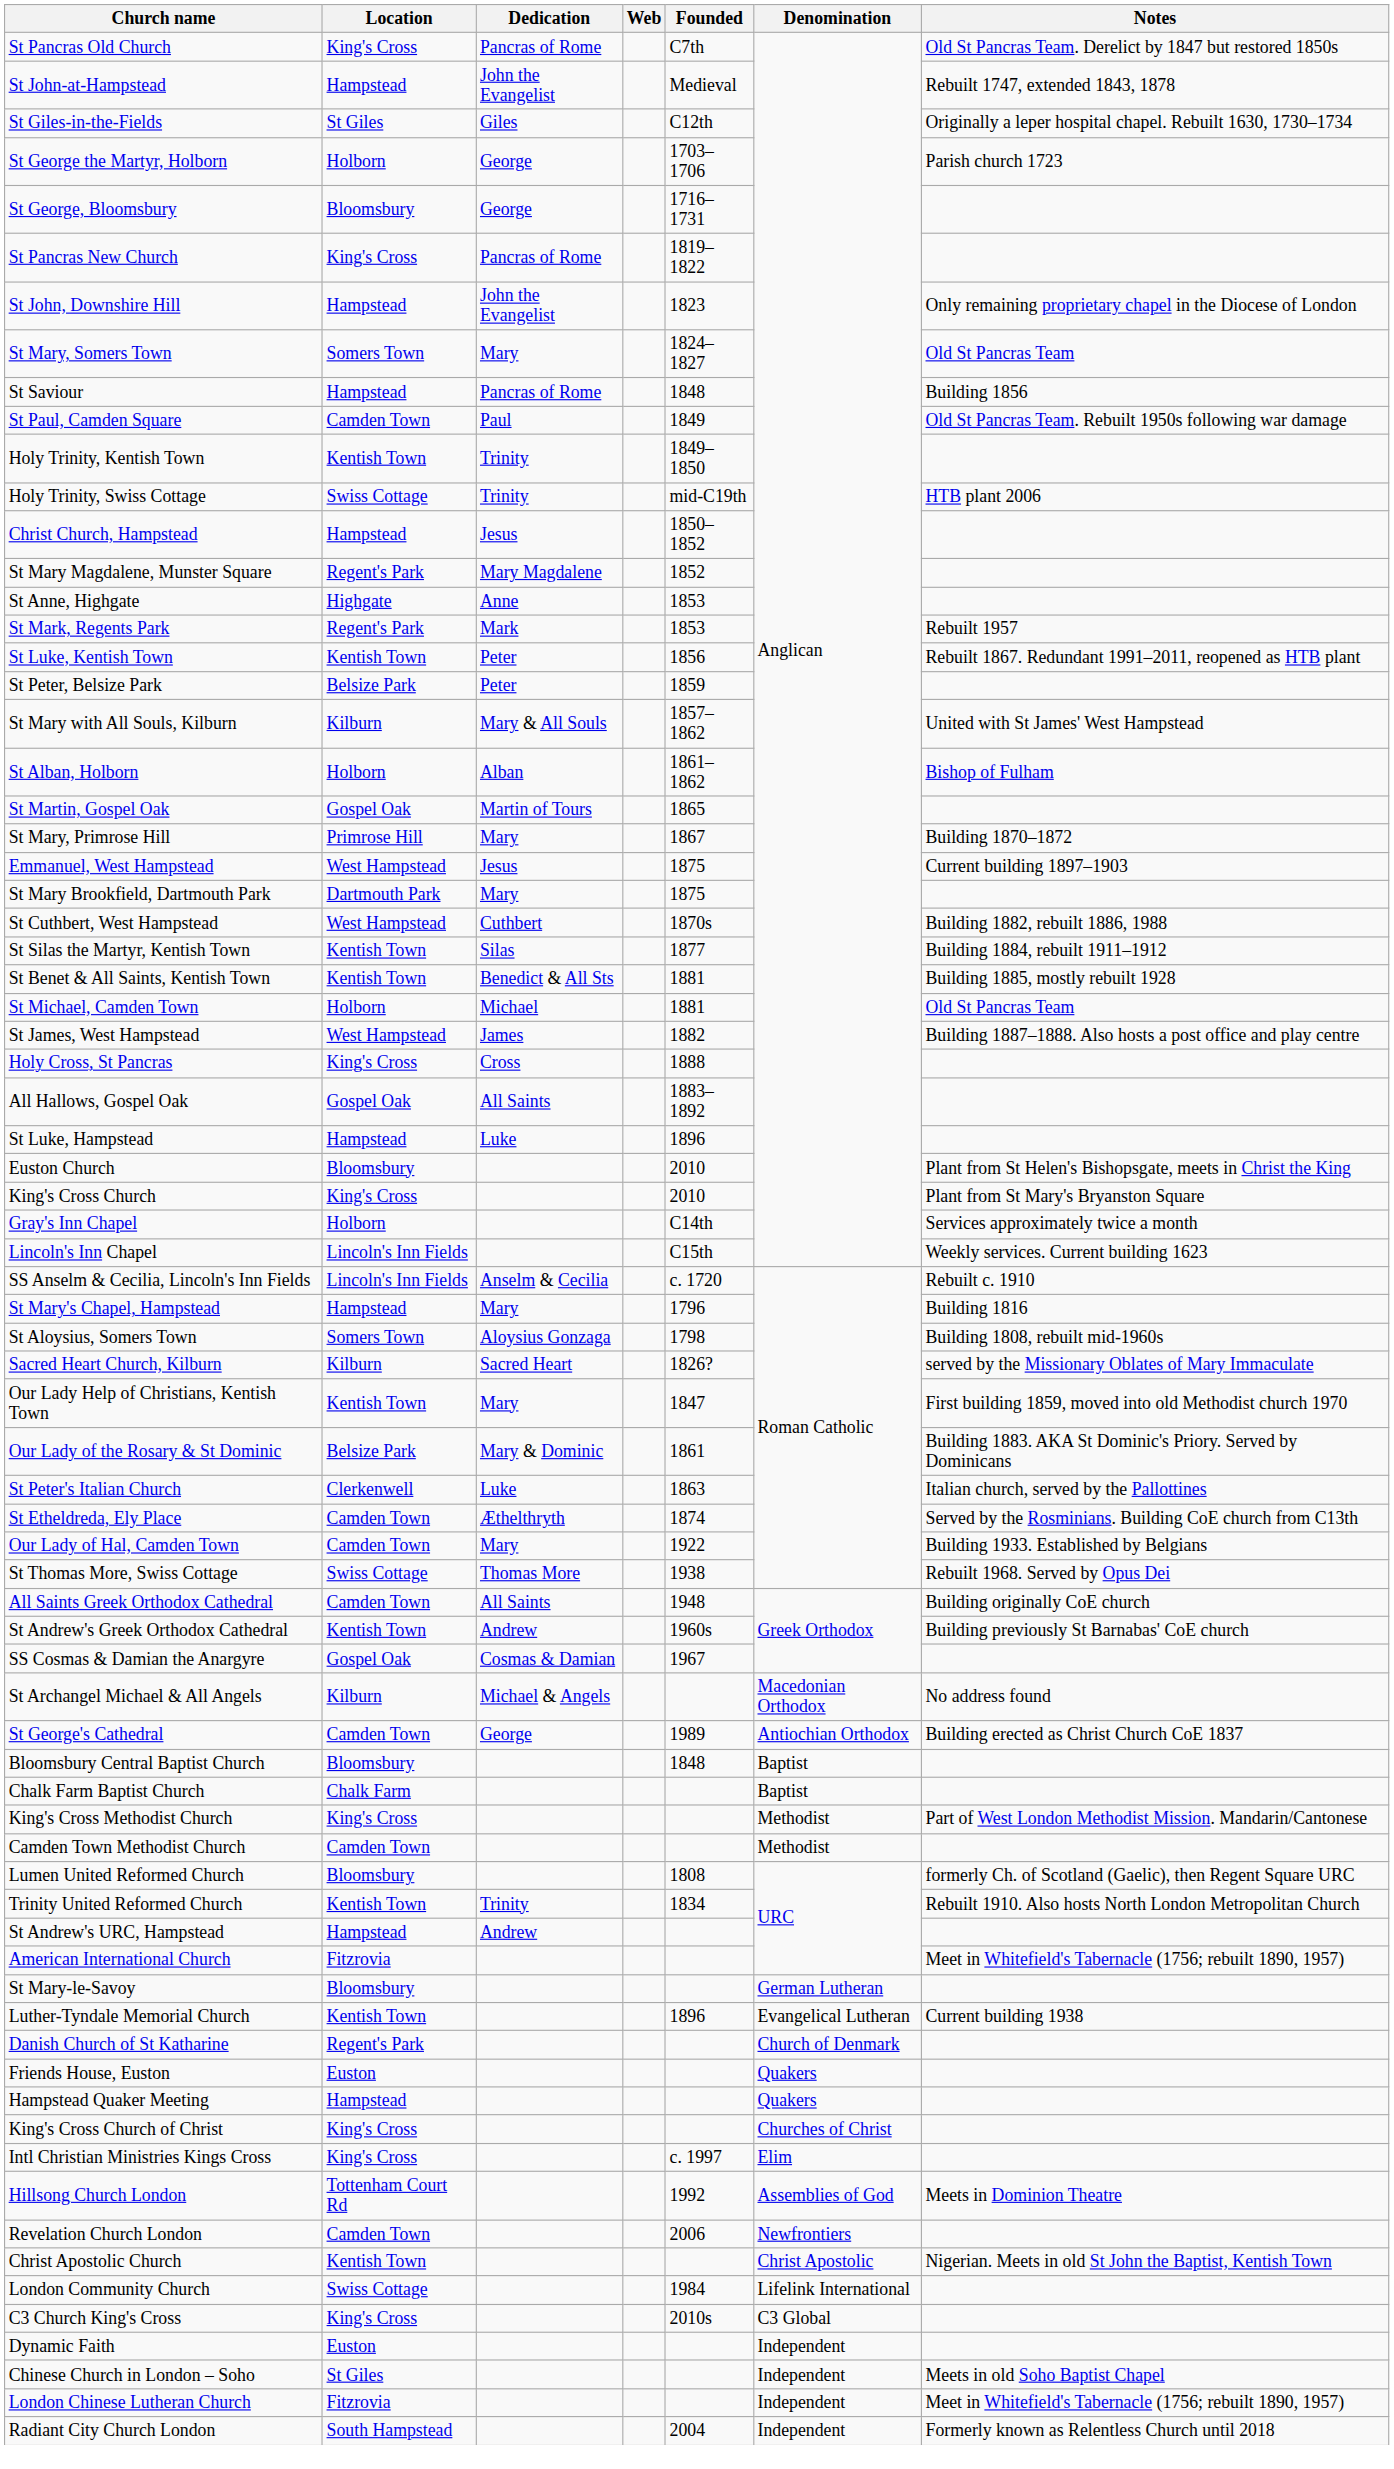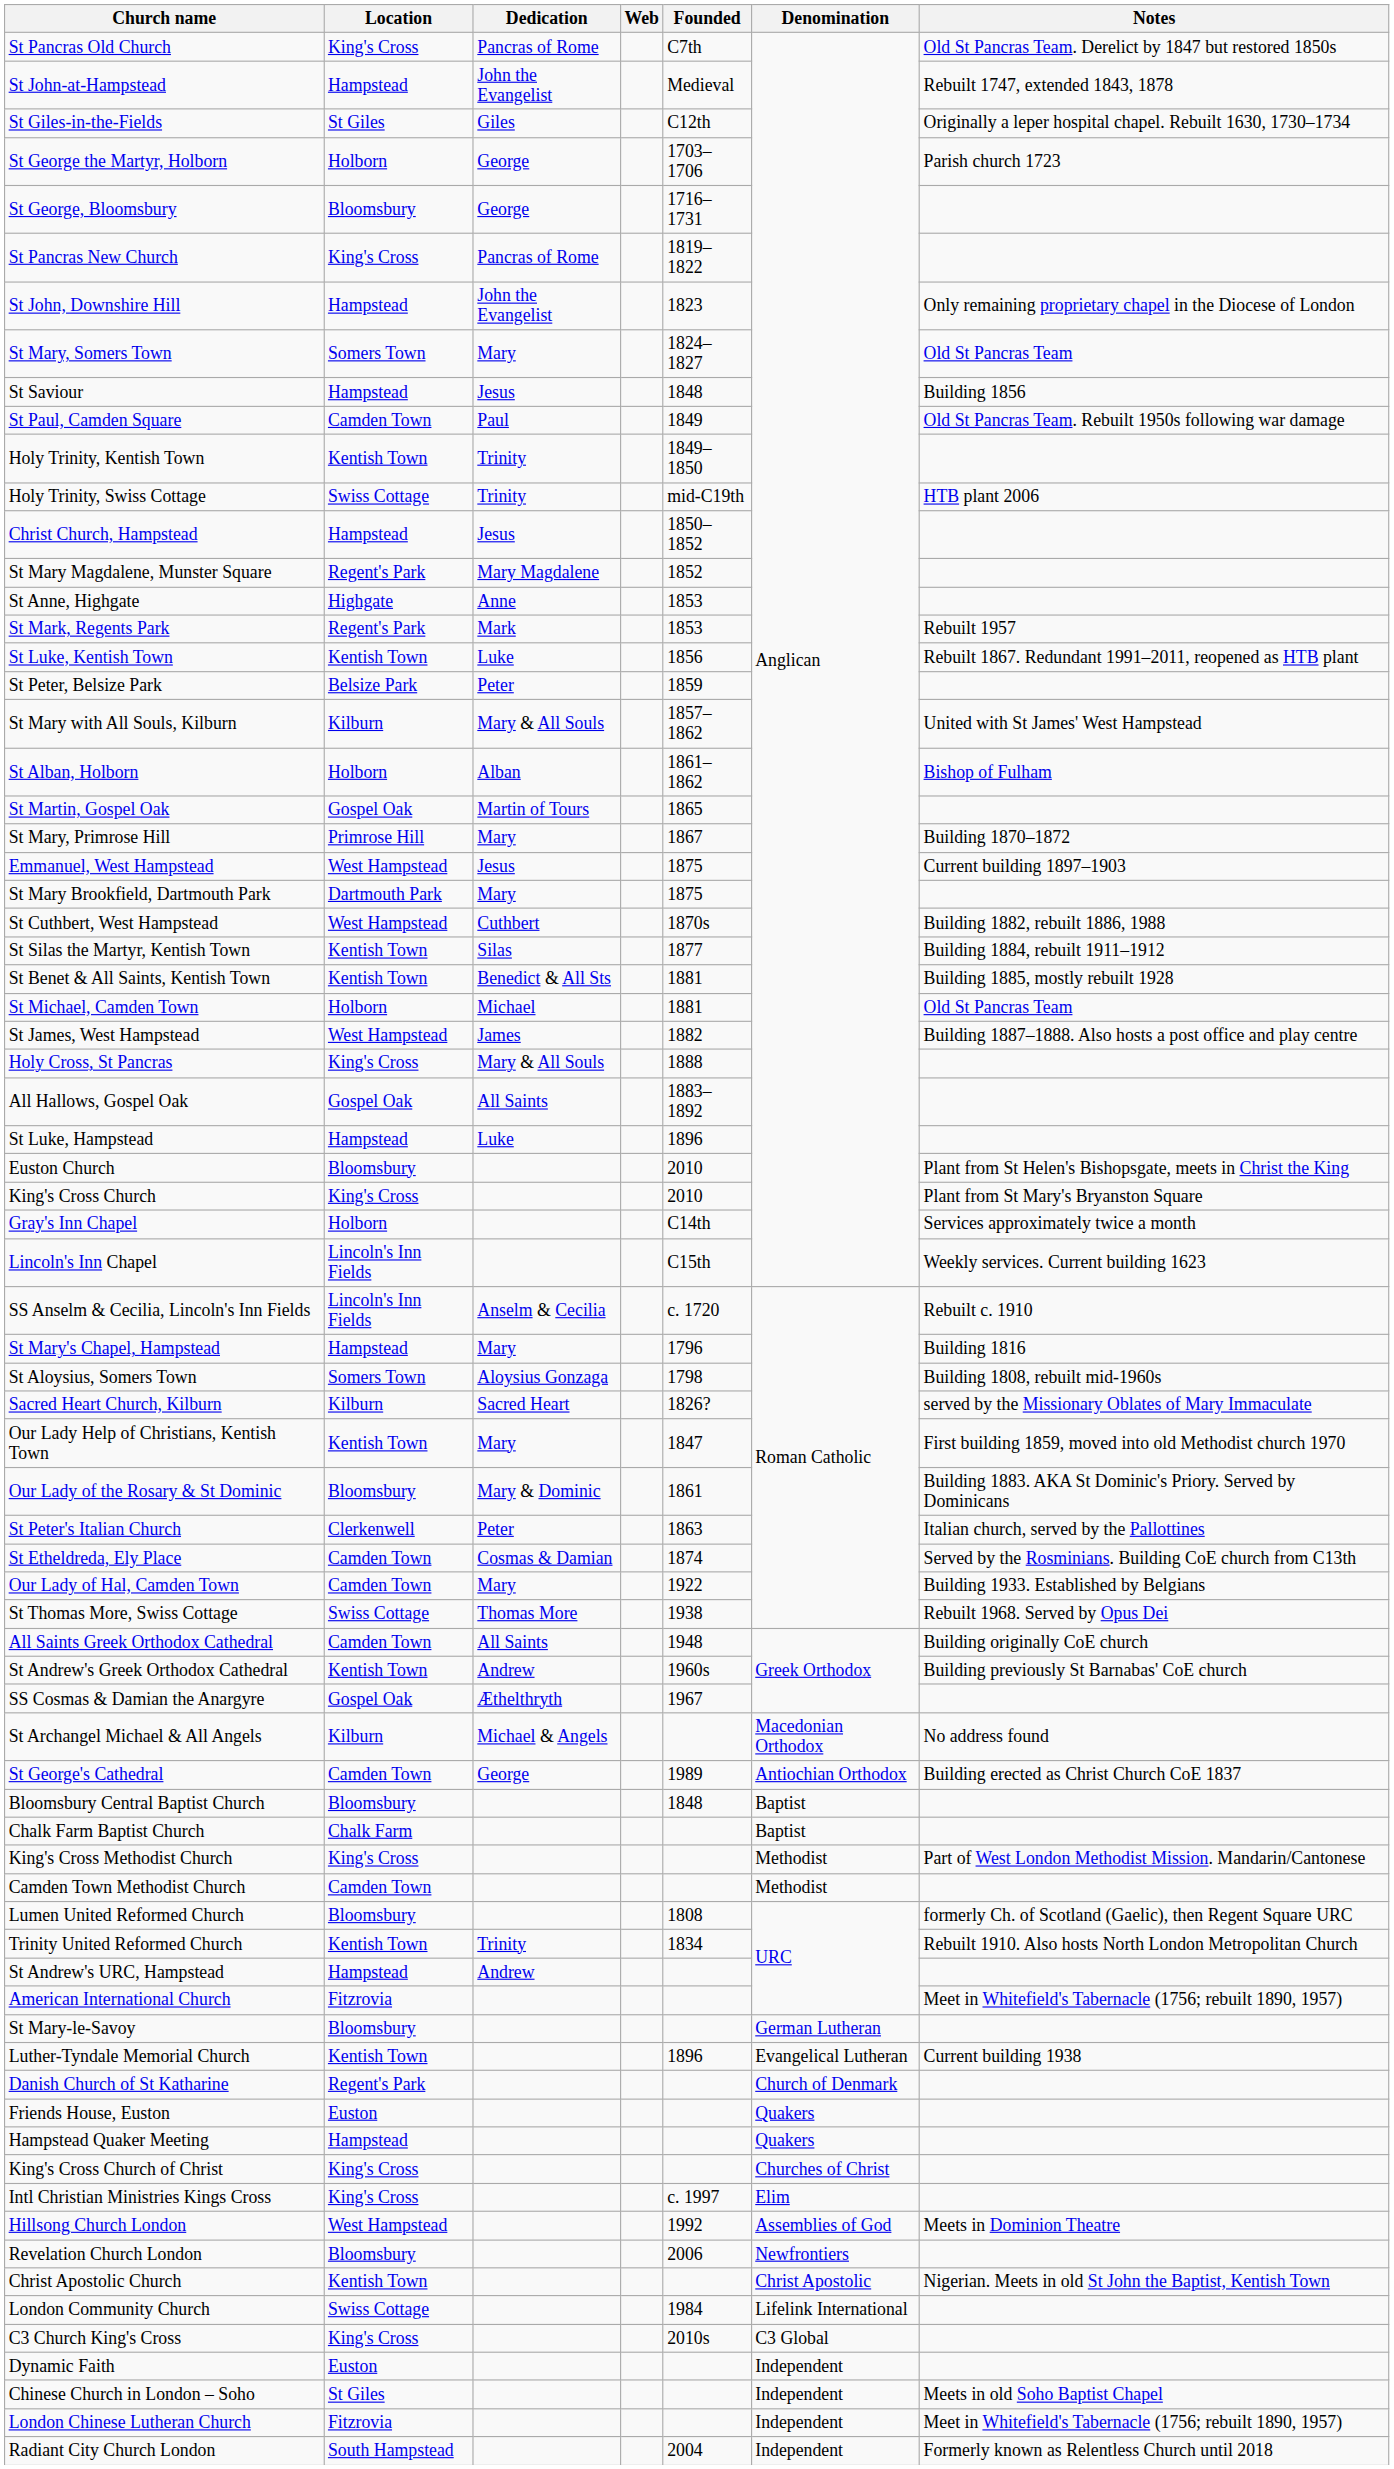(541, 391) Pancras of Rome -> (496, 391) Jesus
(498, 657) Peter -> (496, 657) Luke
(500, 1063) Cross -> (541, 1063) Mary & All Souls
(371, 1451) Belsize Park -> (372, 1491) Bloomsbury
(498, 1489) Luke -> (496, 1529) Peter
(522, 1517) Æthelthryth -> (545, 1557) Cosmas & Damian
(548, 1658) Cosmas & Damian -> (520, 1698) Æthelthryth
(387, 2195) Tottenham Court Rd -> (388, 2225) West Hampstead
(378, 2233) Camden Town -> (372, 2253) Bloomsbury
